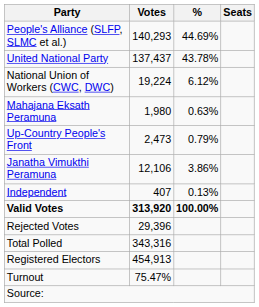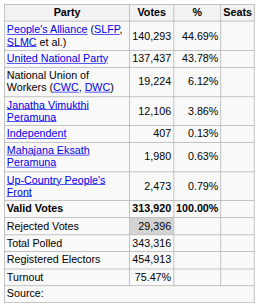rows swapped: (48, 169) <-> (48, 111)
rows swapped: (56, 140) <-> (37, 192)
(155, 226) no background -> (155, 226) lightgrey background
